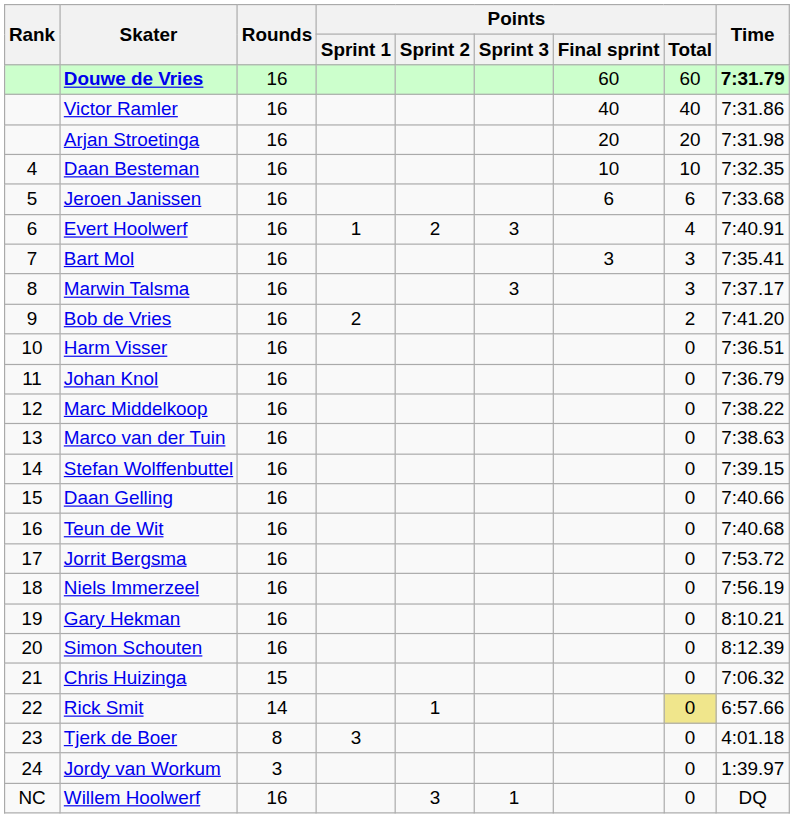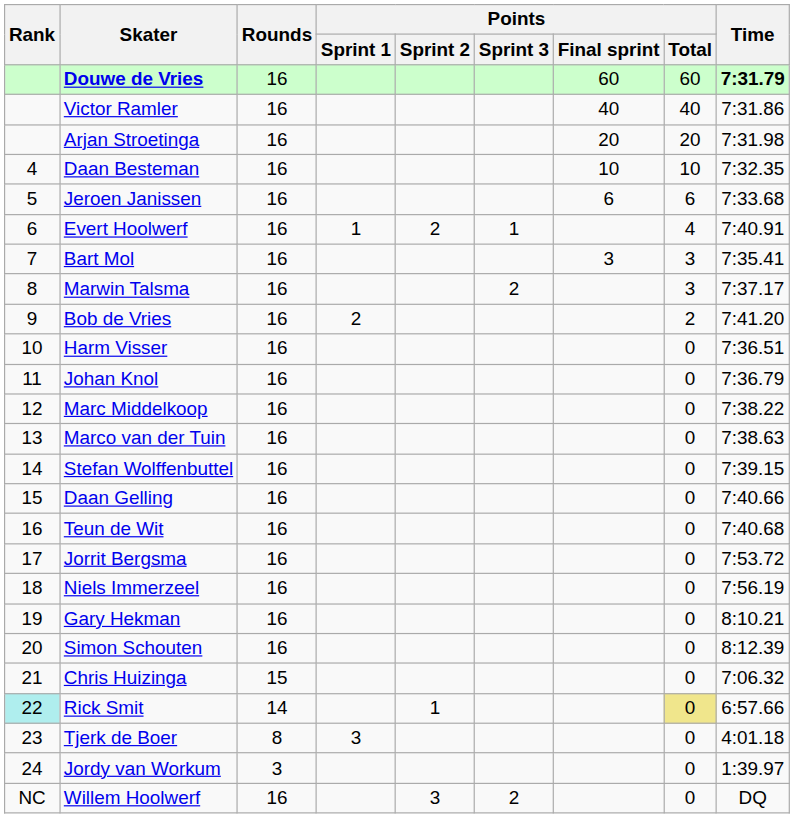(514, 229) 3 -> (514, 229) 1
(514, 288) 3 -> (514, 288) 2
(32, 708) no background -> (32, 708) paleturquoise background
(514, 797) 1 -> (514, 797) 2
